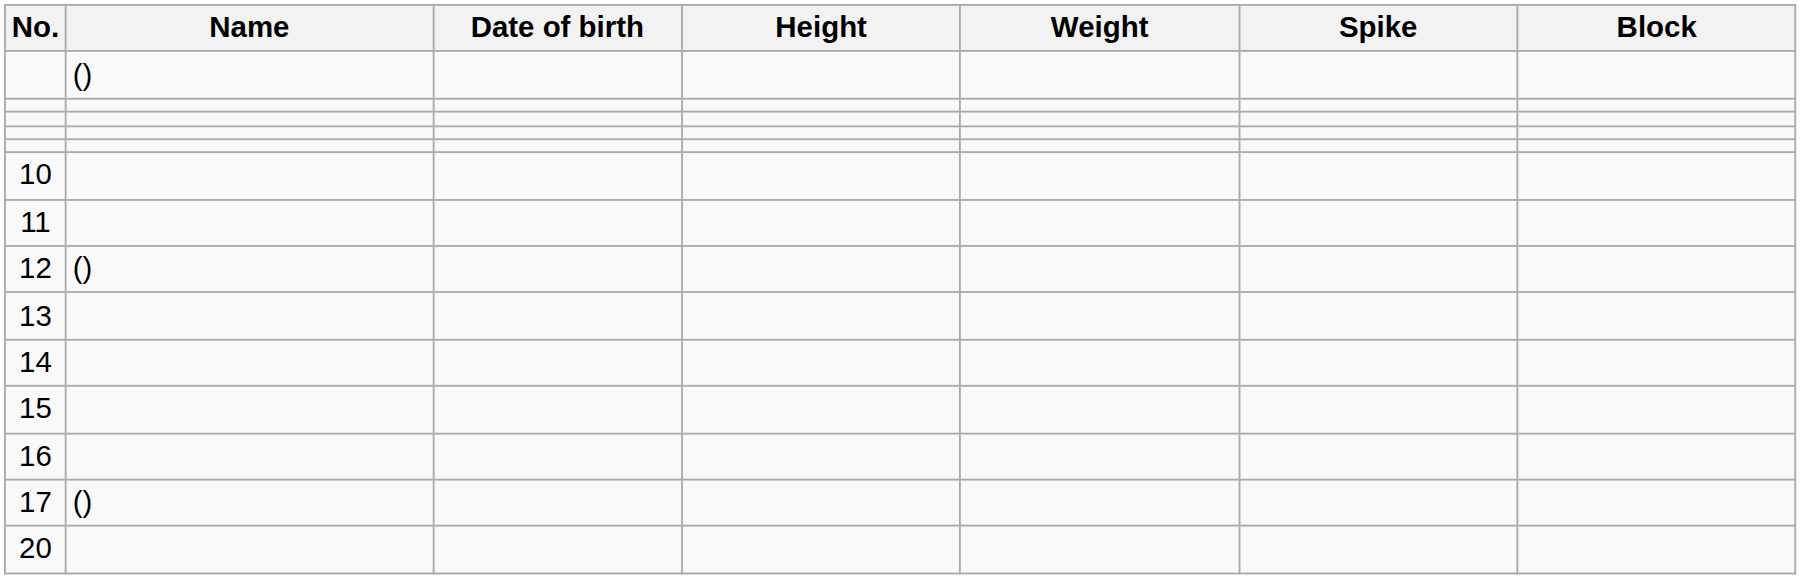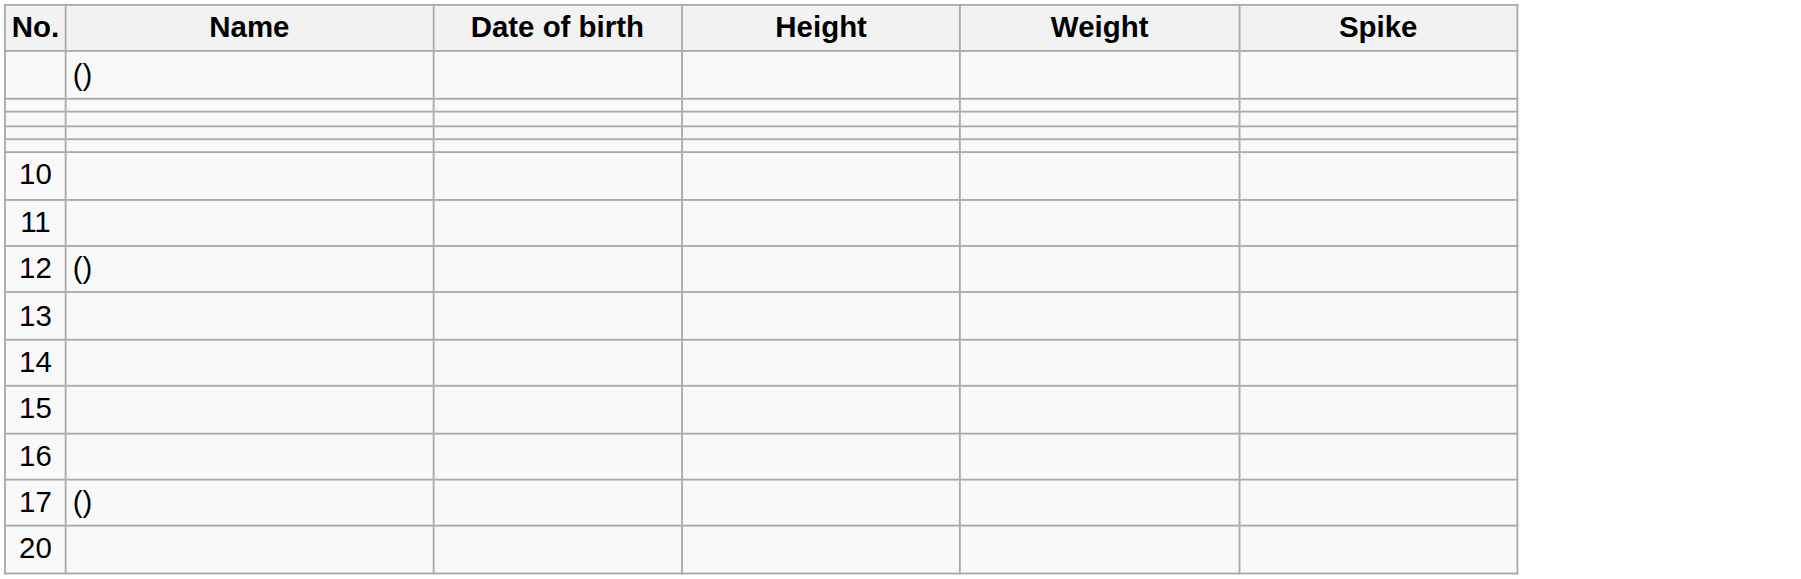- column: (1657, 27)
